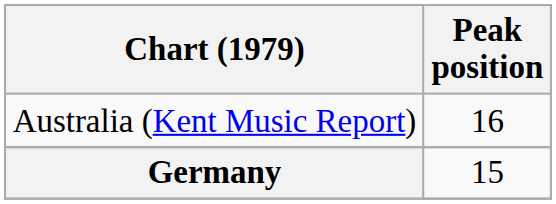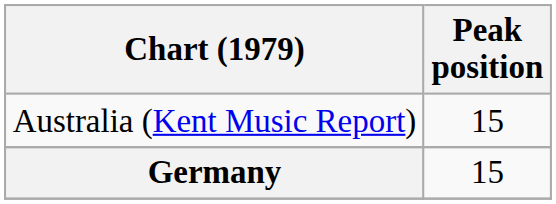(487, 119) 16 -> (487, 119) 15
